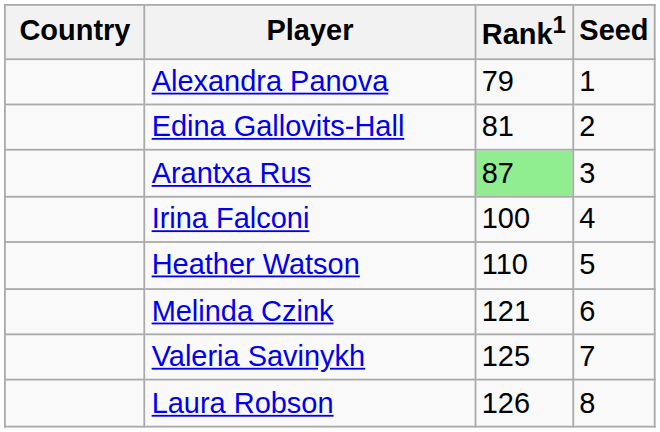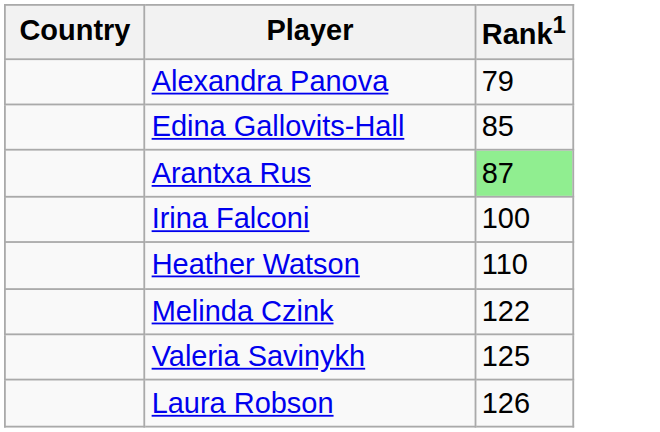- column: (614, 31)
(498, 127) 81 -> (498, 127) 85
(506, 310) 121 -> (506, 310) 122
